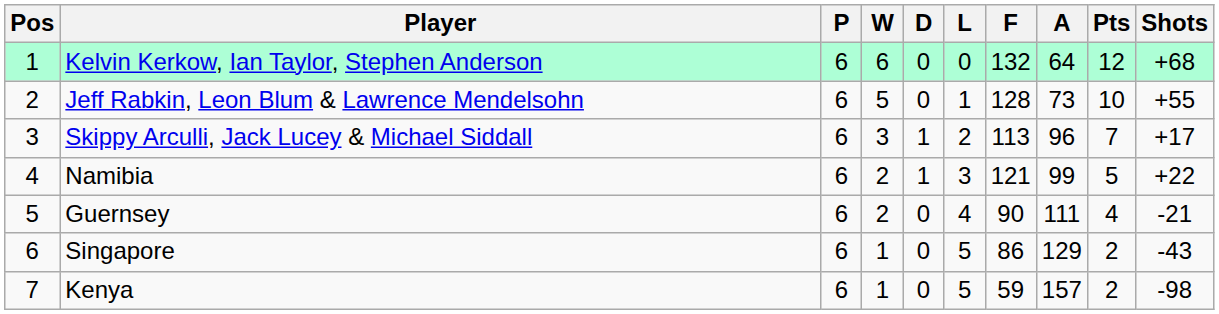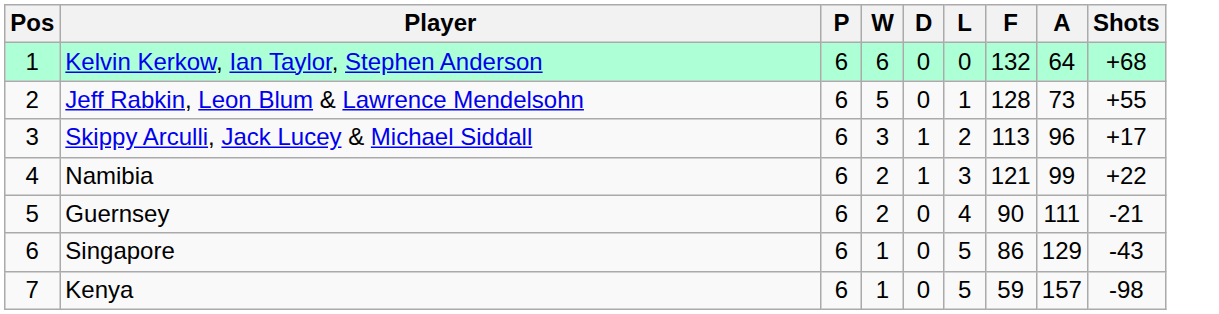- column: (1112, 23)
